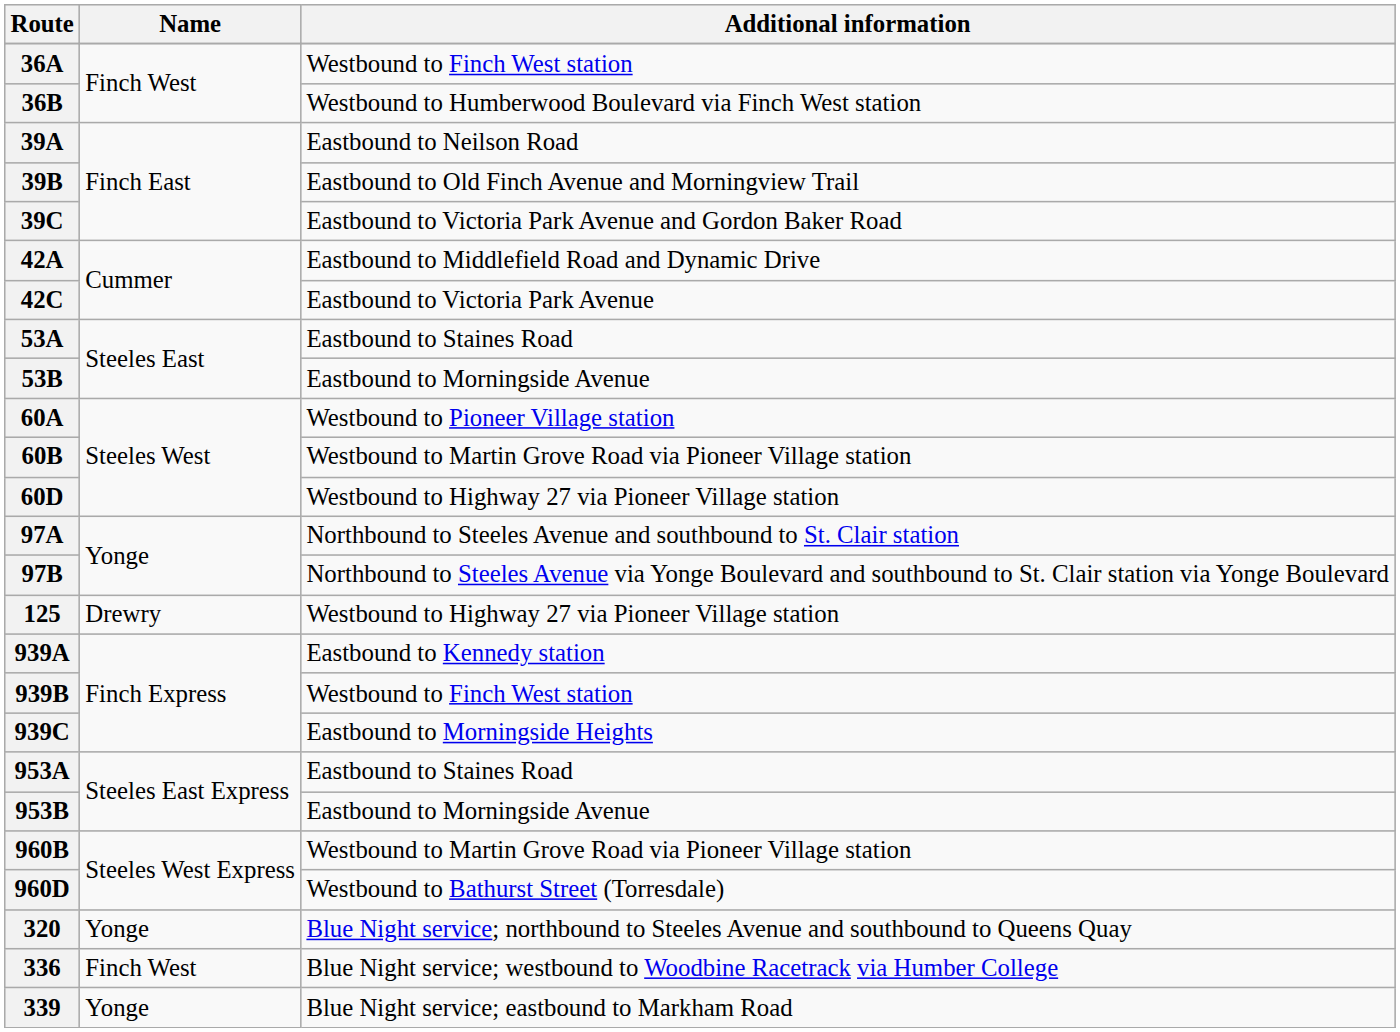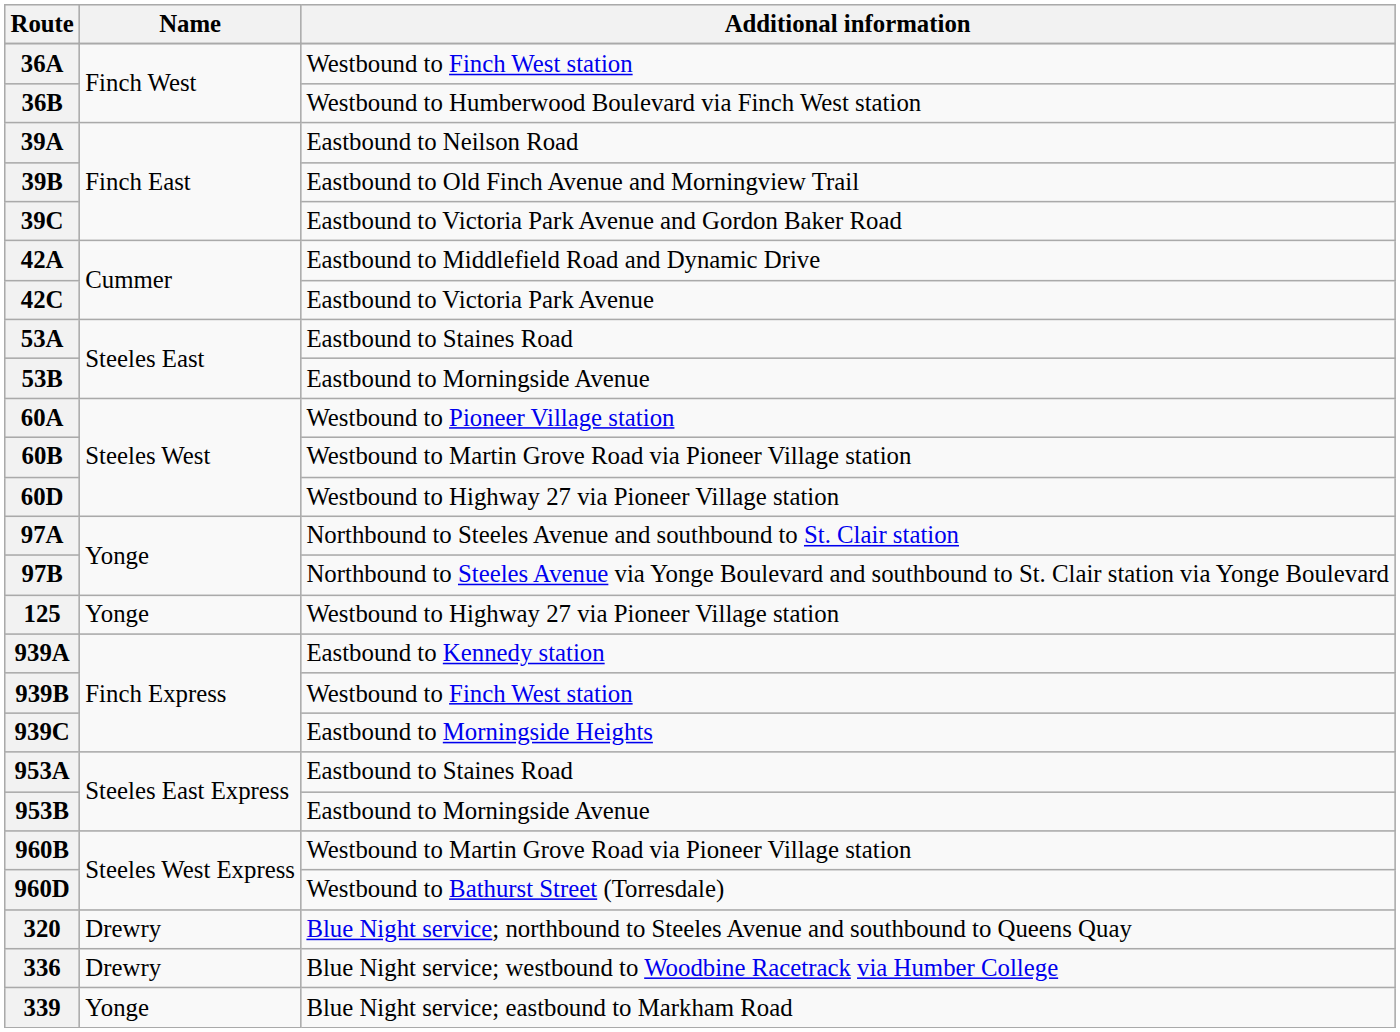(123, 614) Drewry -> (117, 614) Yonge
(117, 928) Yonge -> (123, 928) Drewry
(141, 968) Finch West -> (123, 968) Drewry
